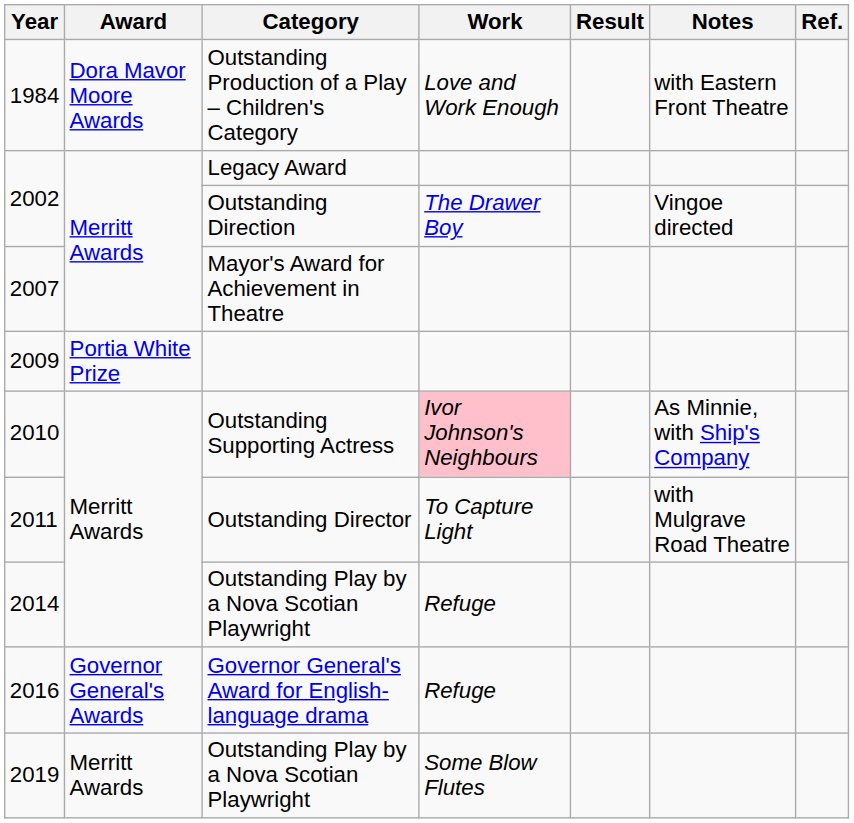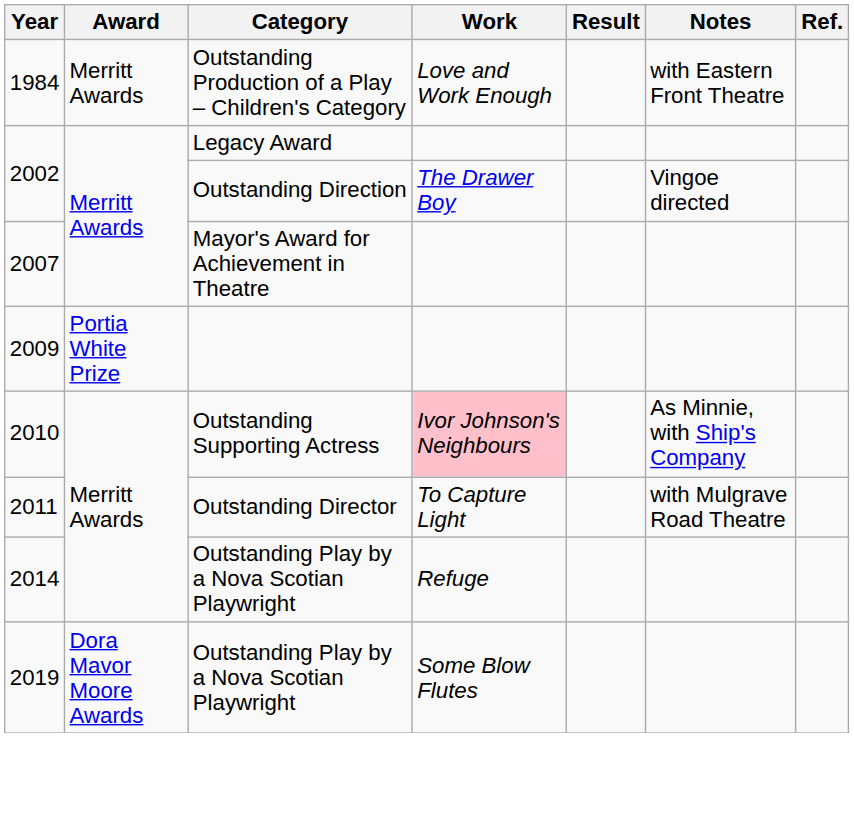(128, 94) Dora Mavor Moore Awards -> (106, 82) Merritt Awards
- row: (35, 689)
(106, 775) Merritt Awards -> (106, 677) Dora Mavor Moore Awards
